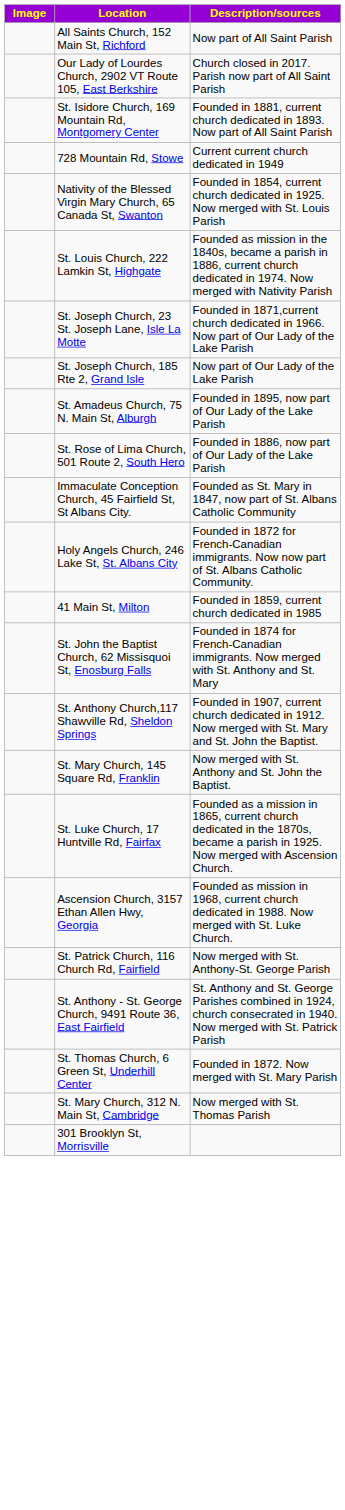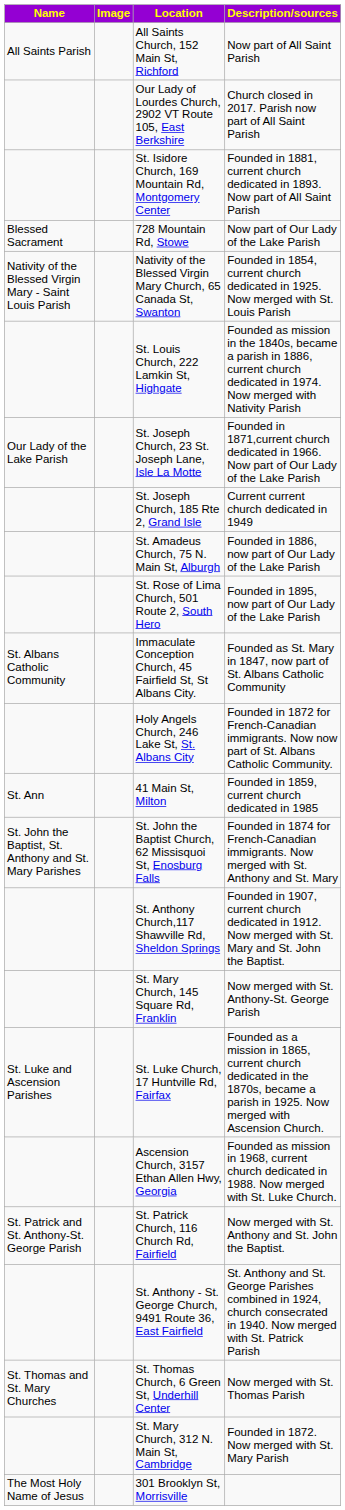+ column: (49, 13)
(250, 157) Current current church dedicated in 1949 -> (282, 235) Now part of Our Lady of the Lake Parish
(263, 373) Now part of Our Lady of the Lake Parish -> (277, 509) Current current church dedicated in 1949
(261, 411) Founded in 1895, now part of Our Lady of the Lake Parish -> (281, 553) Founded in 1886, now part of Our Lady of the Lake Parish
(261, 455) Founded in 1886, now part of Our Lady of the Lake Parish -> (281, 604) Founded in 1895, now part of Our Lady of the Lake Parish
(257, 772) Now merged with St. Anthony and St. John the Baptist. -> (280, 999) Now merged with St. Anthony-St. George Parish
(261, 963) Now merged with St. Anthony-St. George Parish -> (282, 1235) Now merged with St. Anthony and St. John the Baptist.
(265, 1071) Founded in 1872. Now merged with St. Mary Parish -> (280, 1388) Now merged with St. Thomas Parish
(246, 1108) Now merged with St. Thomas Parish -> (280, 1445) Founded in 1872. Now merged with St. Mary Parish
